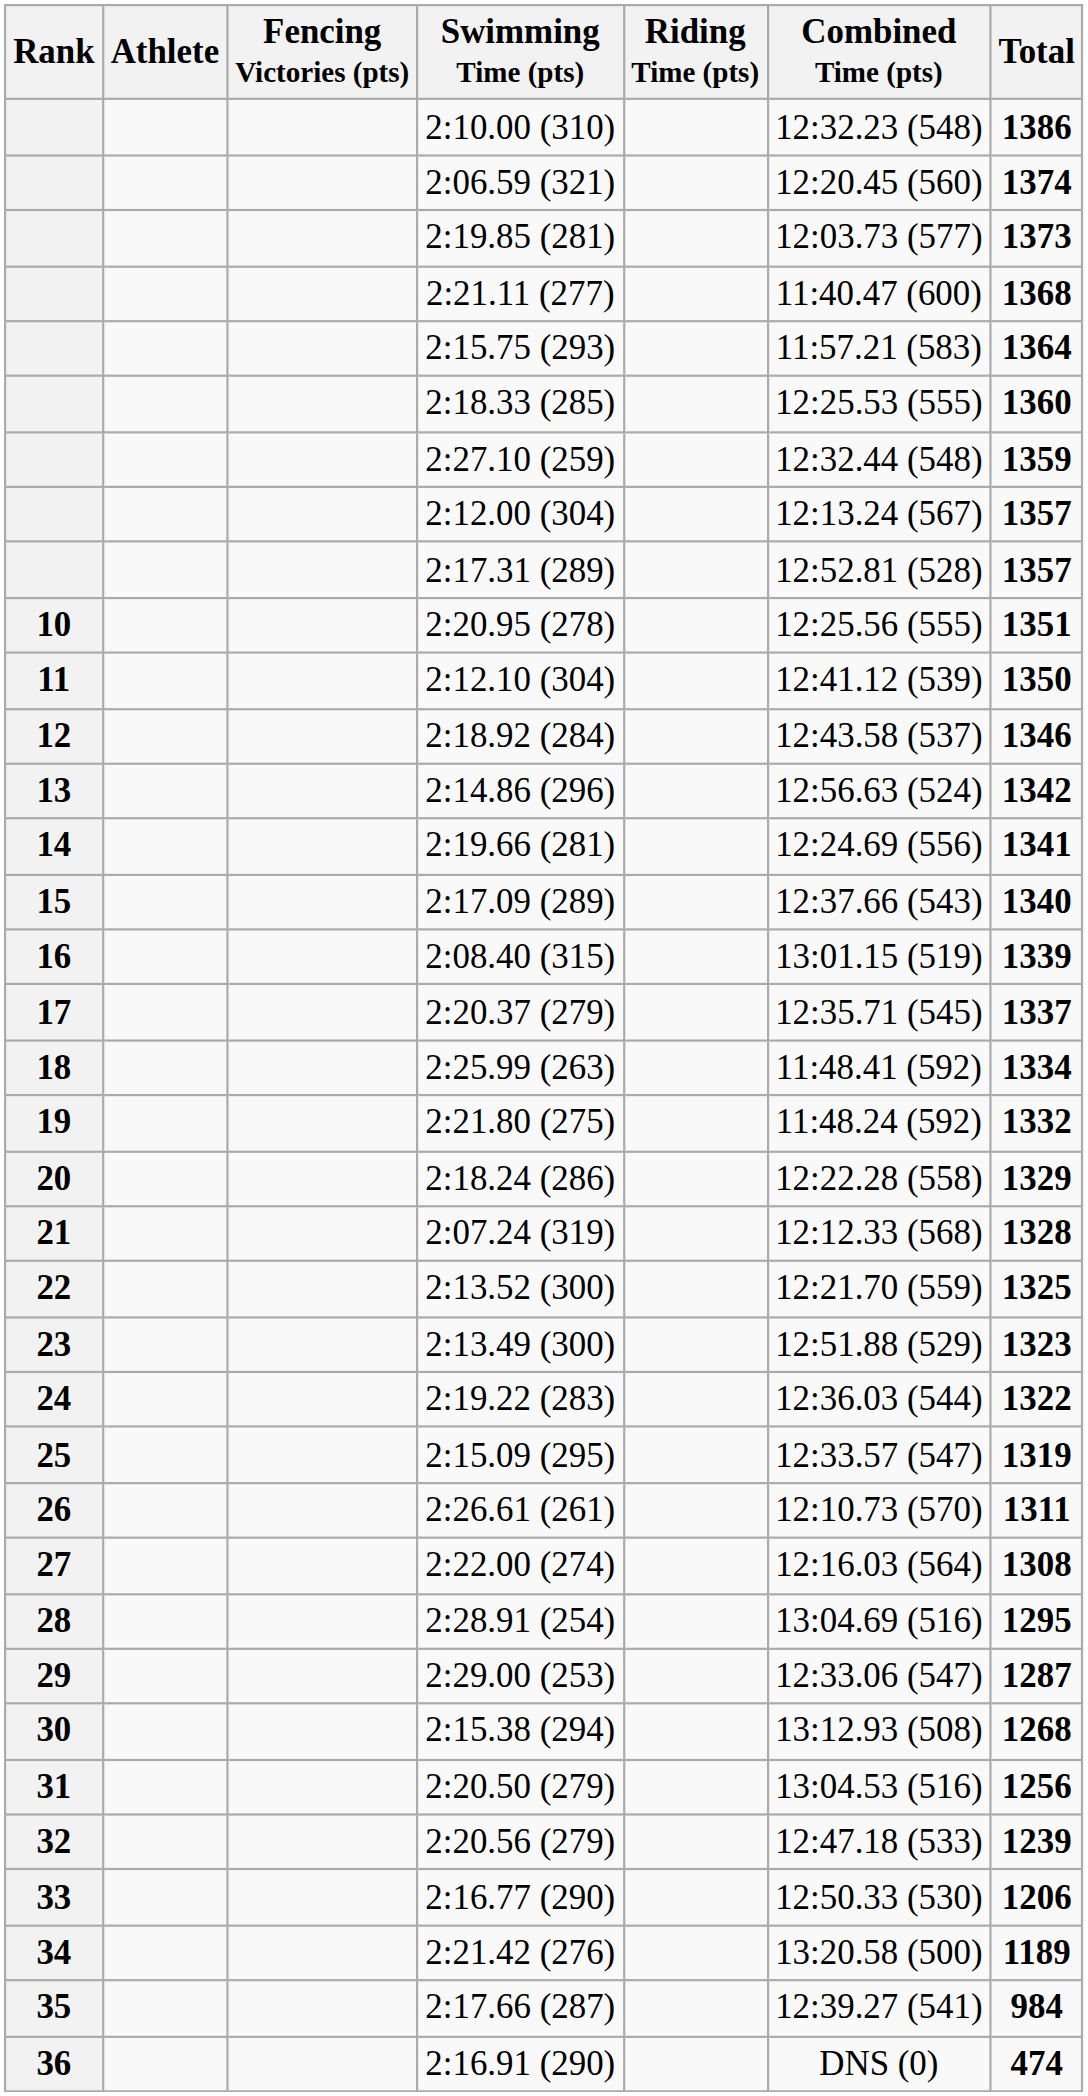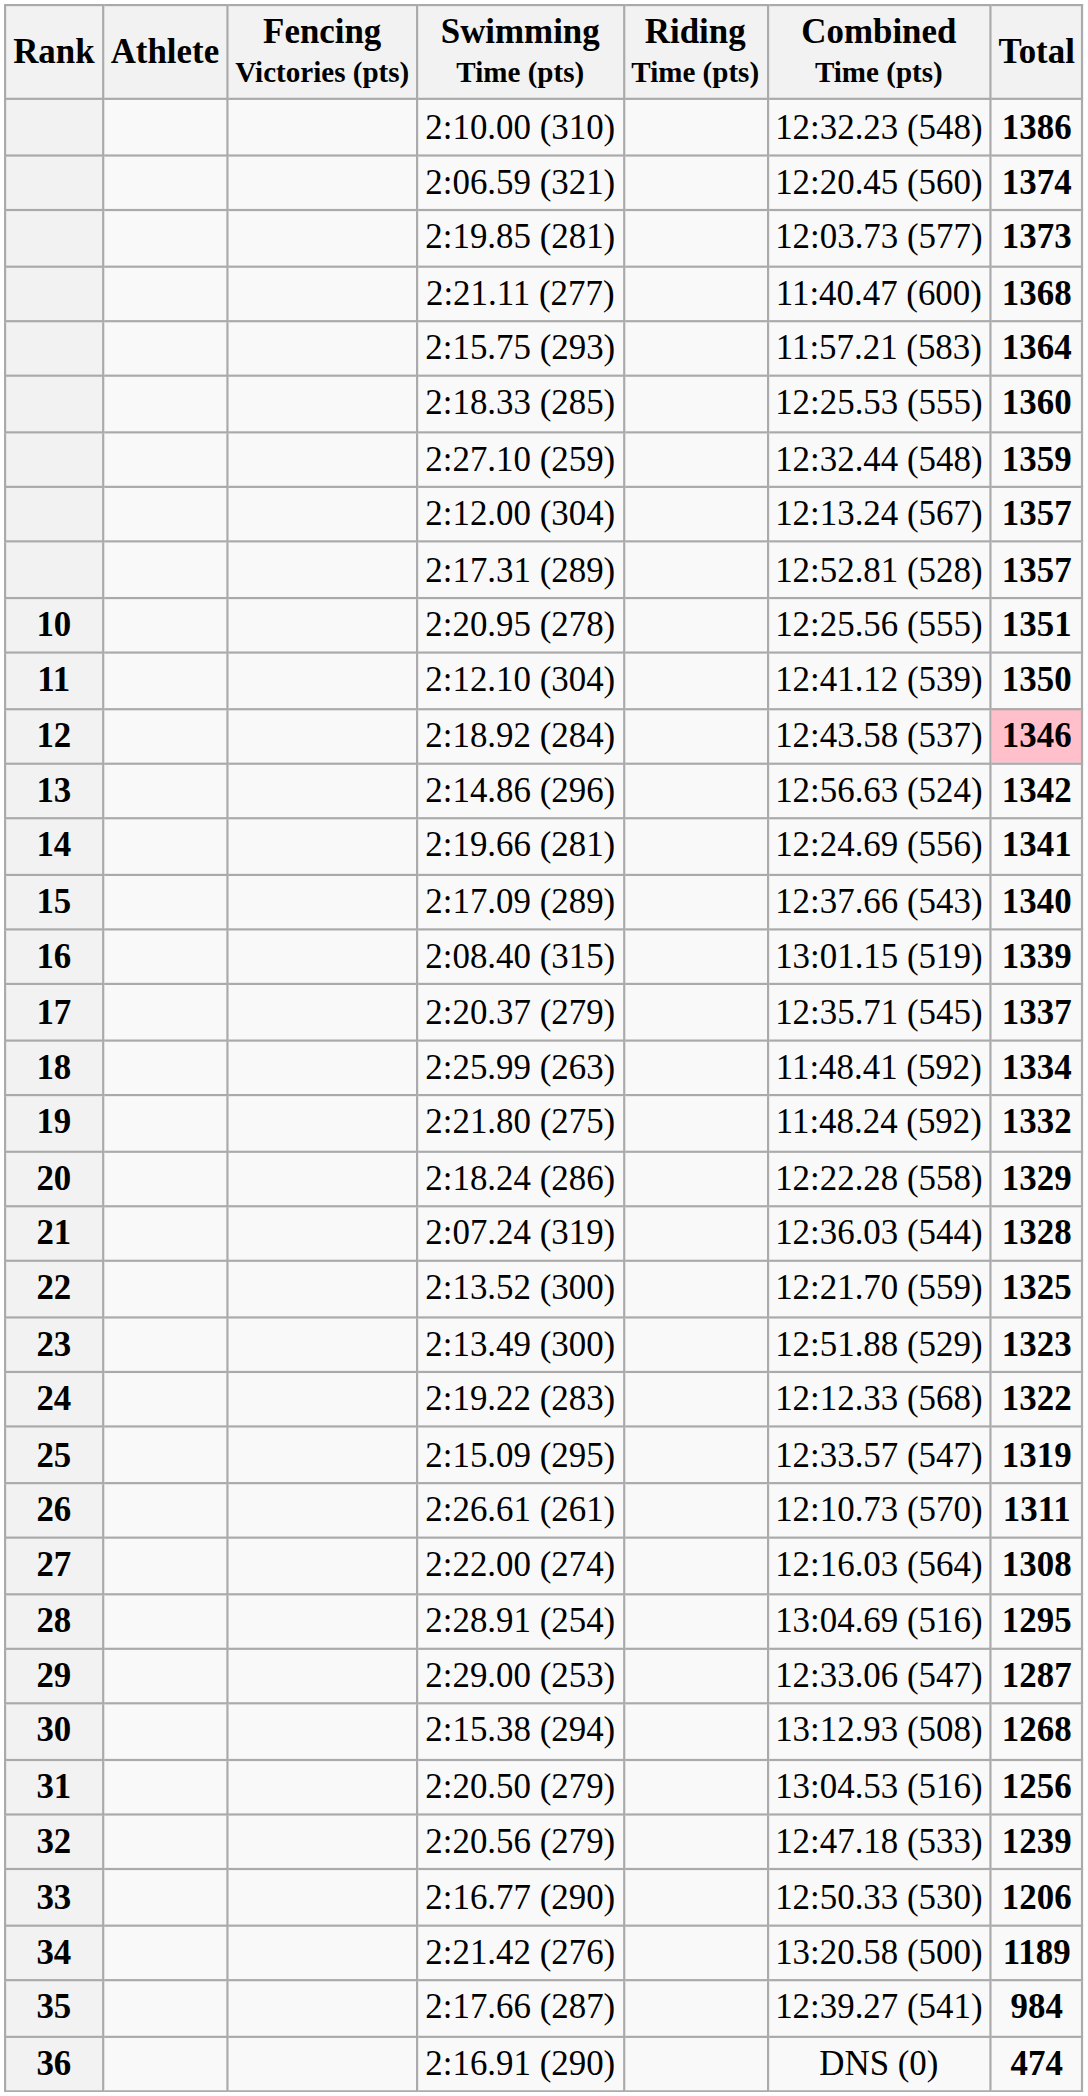(1037, 735) no background -> (1037, 735) pink background
(879, 1233) 12:12.33 (568) -> (879, 1233) 12:36.03 (544)
(879, 1399) 12:36.03 (544) -> (879, 1399) 12:12.33 (568)
